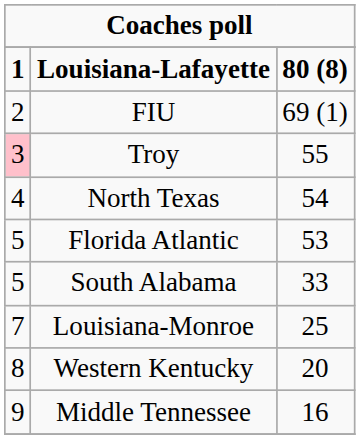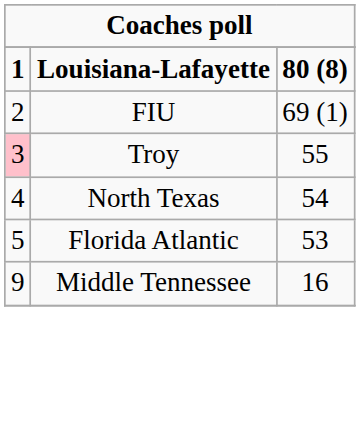- row: (153, 283)
- row: (153, 326)
- row: (153, 369)
